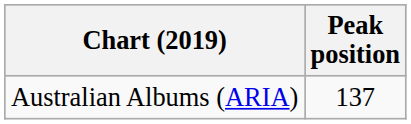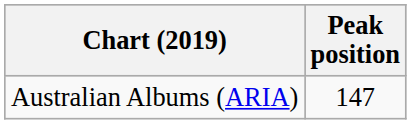(355, 97) 137 -> (355, 97) 147
